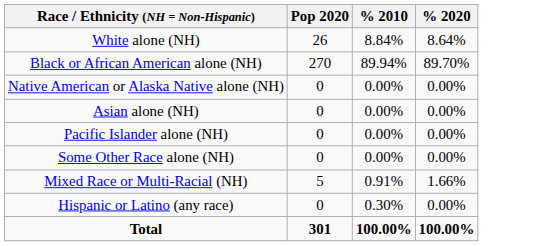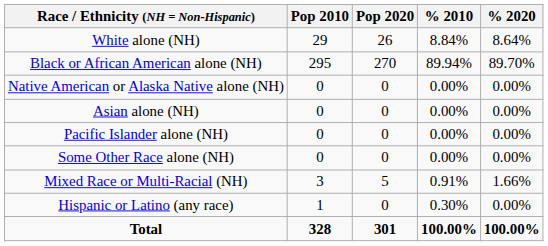+ column: (320, 16)
